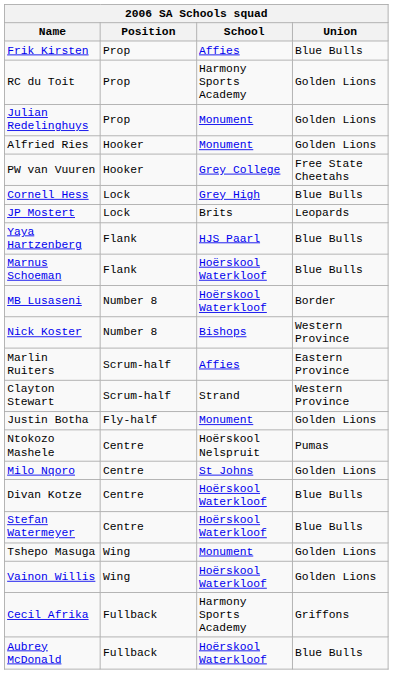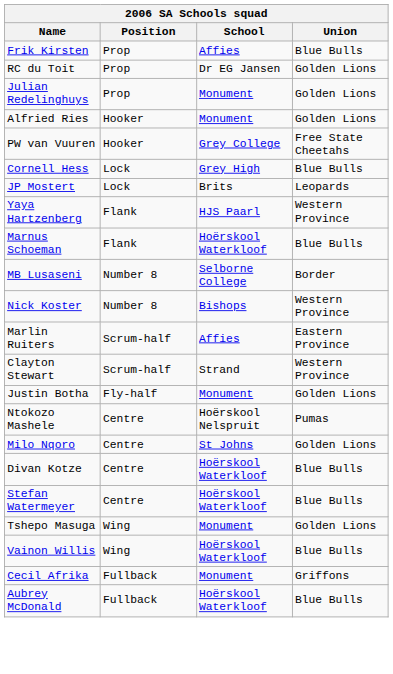(223, 82) Harmony Sports Academy -> (240, 69) Dr EG Jansen
(329, 238) Blue Bulls -> (322, 212) Western Province
(233, 301) Hoërskool Waterkloof -> (226, 275) Selborne College
(336, 577) Golden Lions -> (329, 551) Blue Bulls
(223, 615) Harmony Sports Academy -> (226, 576) Monument
